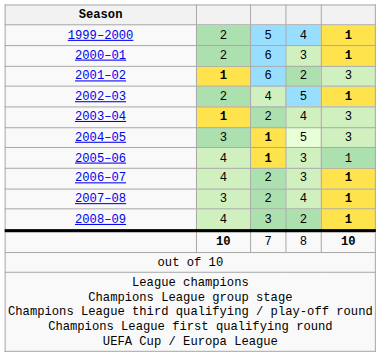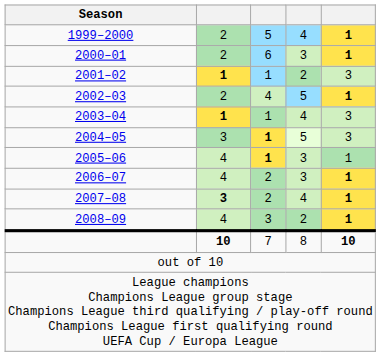(268, 76) 6 -> (268, 76) 1
(268, 117) 2 -> (268, 117) 1
(223, 199) normal -> (223, 199) bold
